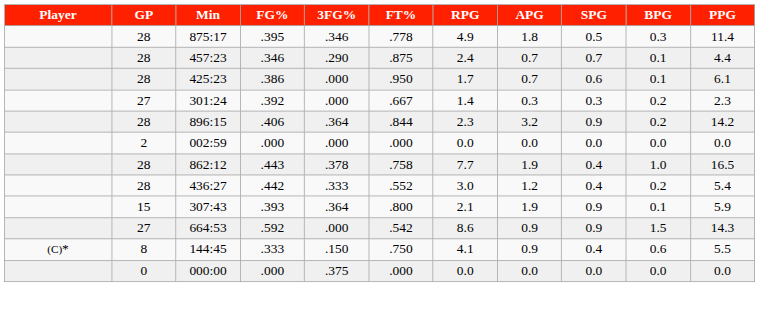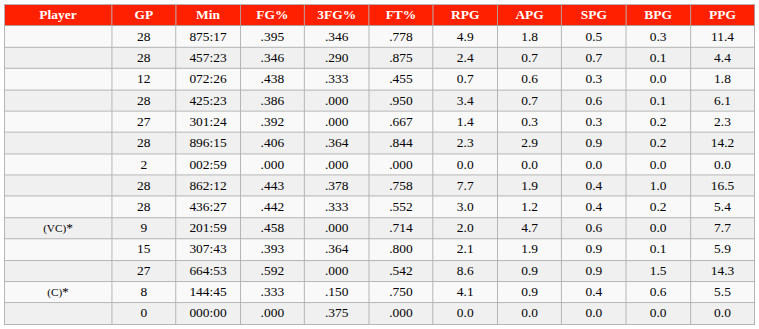+ row: (208, 79)
(465, 79) 1.7 -> (465, 100) 3.4
(530, 121) 3.2 -> (530, 143) 2.9
+ row: (208, 228)
